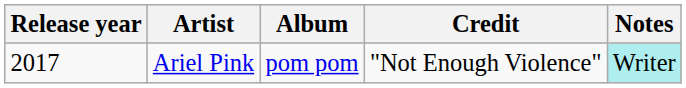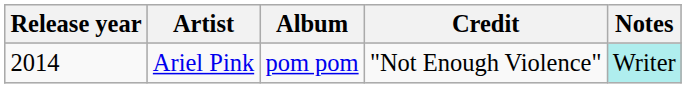(35, 62) 2017 -> (35, 62) 2014
